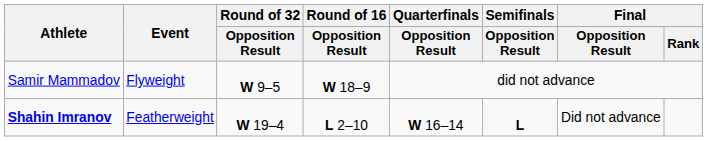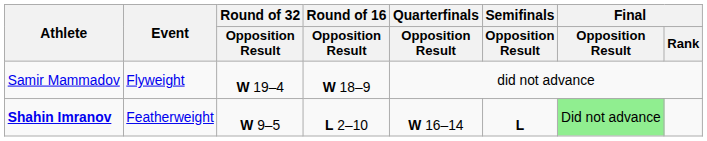(260, 88) W 9–5 -> (260, 88) W 19–4
(260, 125) W 19–4 -> (260, 125) W 9–5
(611, 118) no background -> (611, 118) lightgreen background
